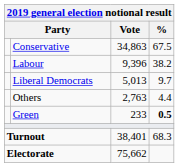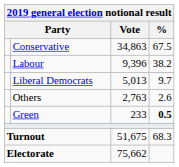(165, 98) 4.4 -> (165, 98) 2.6
(132, 136) 38,401 -> (132, 136) 51,675
